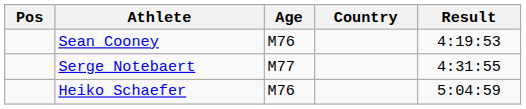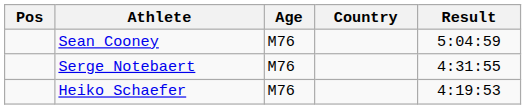(469, 42) 4:19:53 -> (469, 42) 5:04:59
(281, 67) M77 -> (281, 67) M76
(469, 91) 5:04:59 -> (469, 91) 4:19:53
